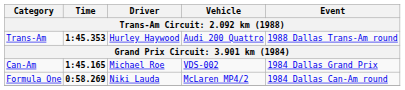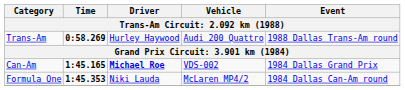(85, 38) 1:45.353 -> (85, 38) 0:58.269
(137, 65) normal -> (137, 65) bold
(85, 79) 0:58.269 -> (85, 79) 1:45.353
